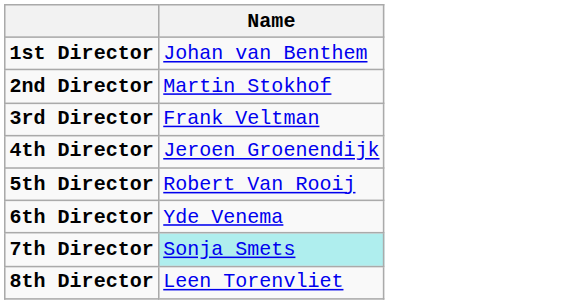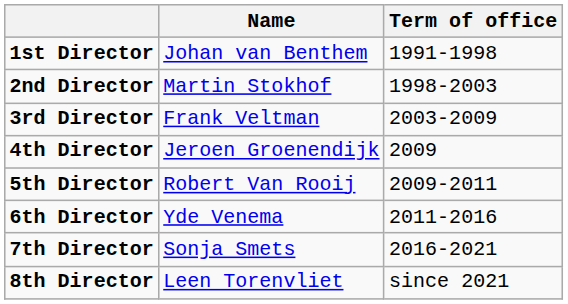+ column: (473, 21)
(229, 249) paleturquoise background -> (229, 249) no background
